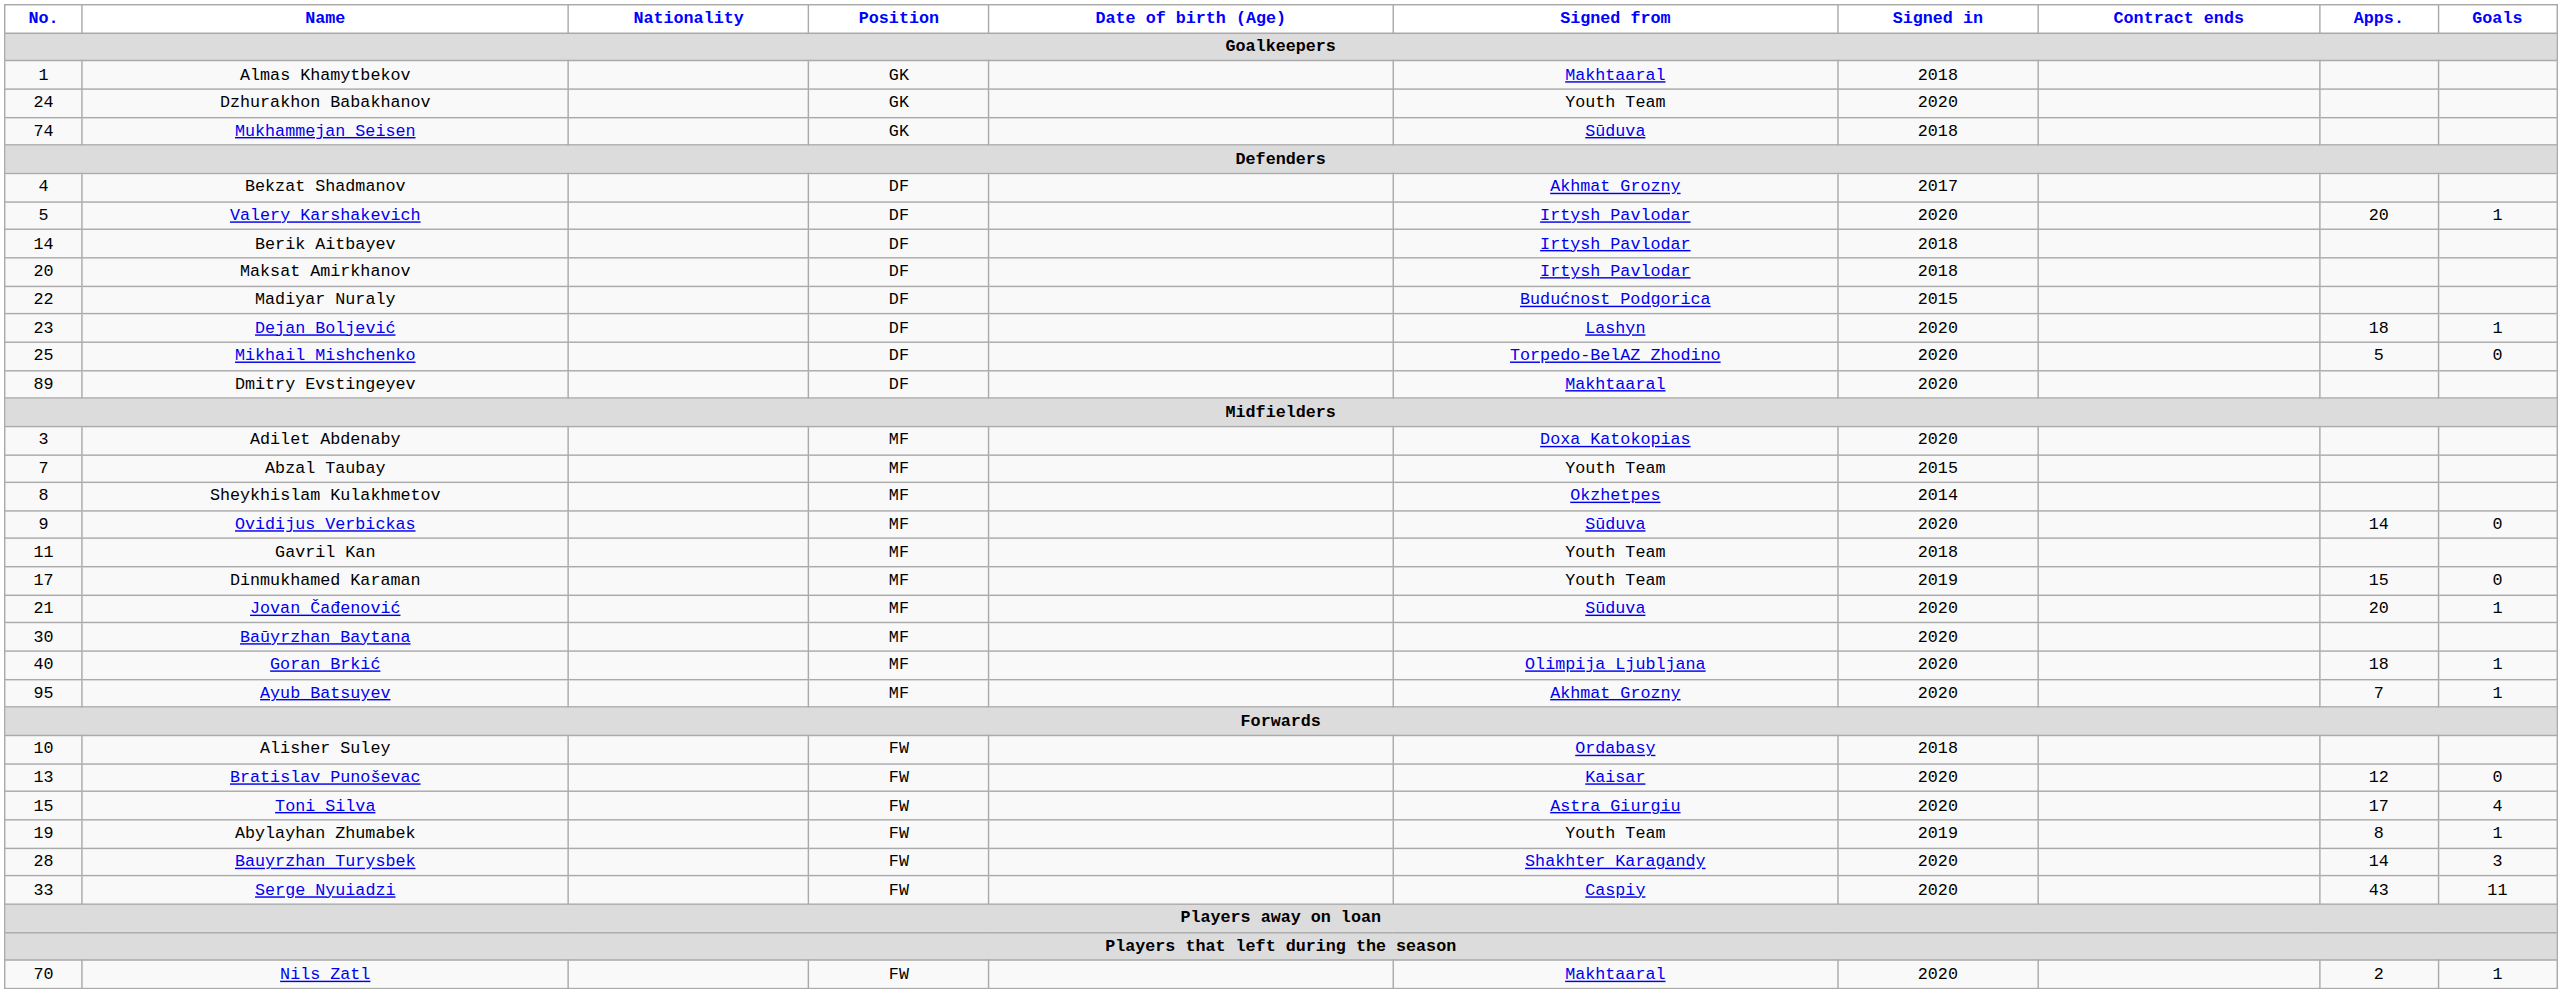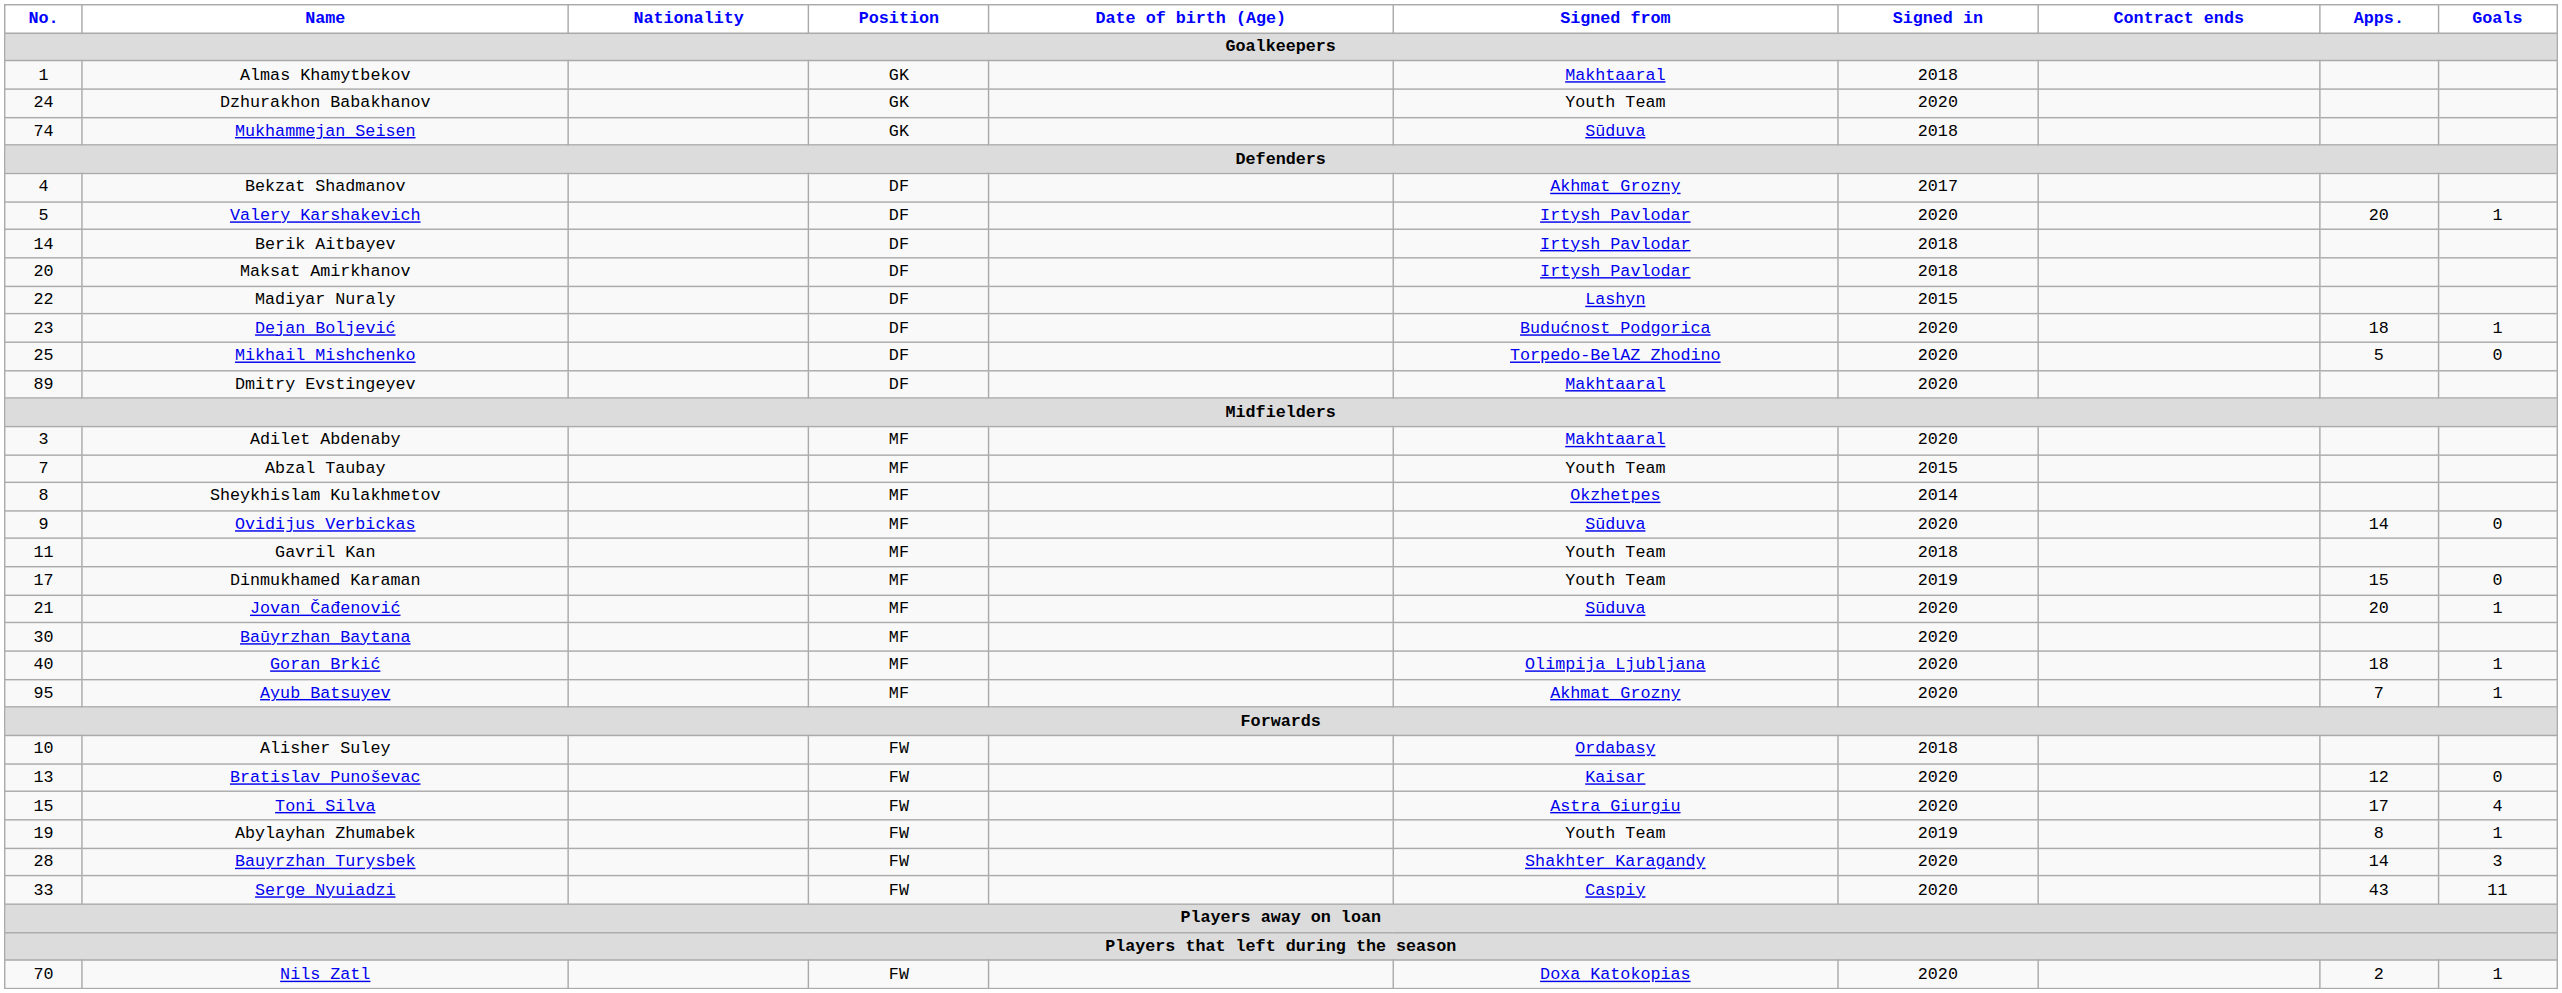(1615, 300) Budućnost Podgorica -> (1615, 300) Lashyn
(1615, 328) Lashyn -> (1615, 328) Budućnost Podgorica
(1615, 440) Doxa Katokopias -> (1615, 440) Makhtaaral
(1615, 974) Makhtaaral -> (1615, 974) Doxa Katokopias
